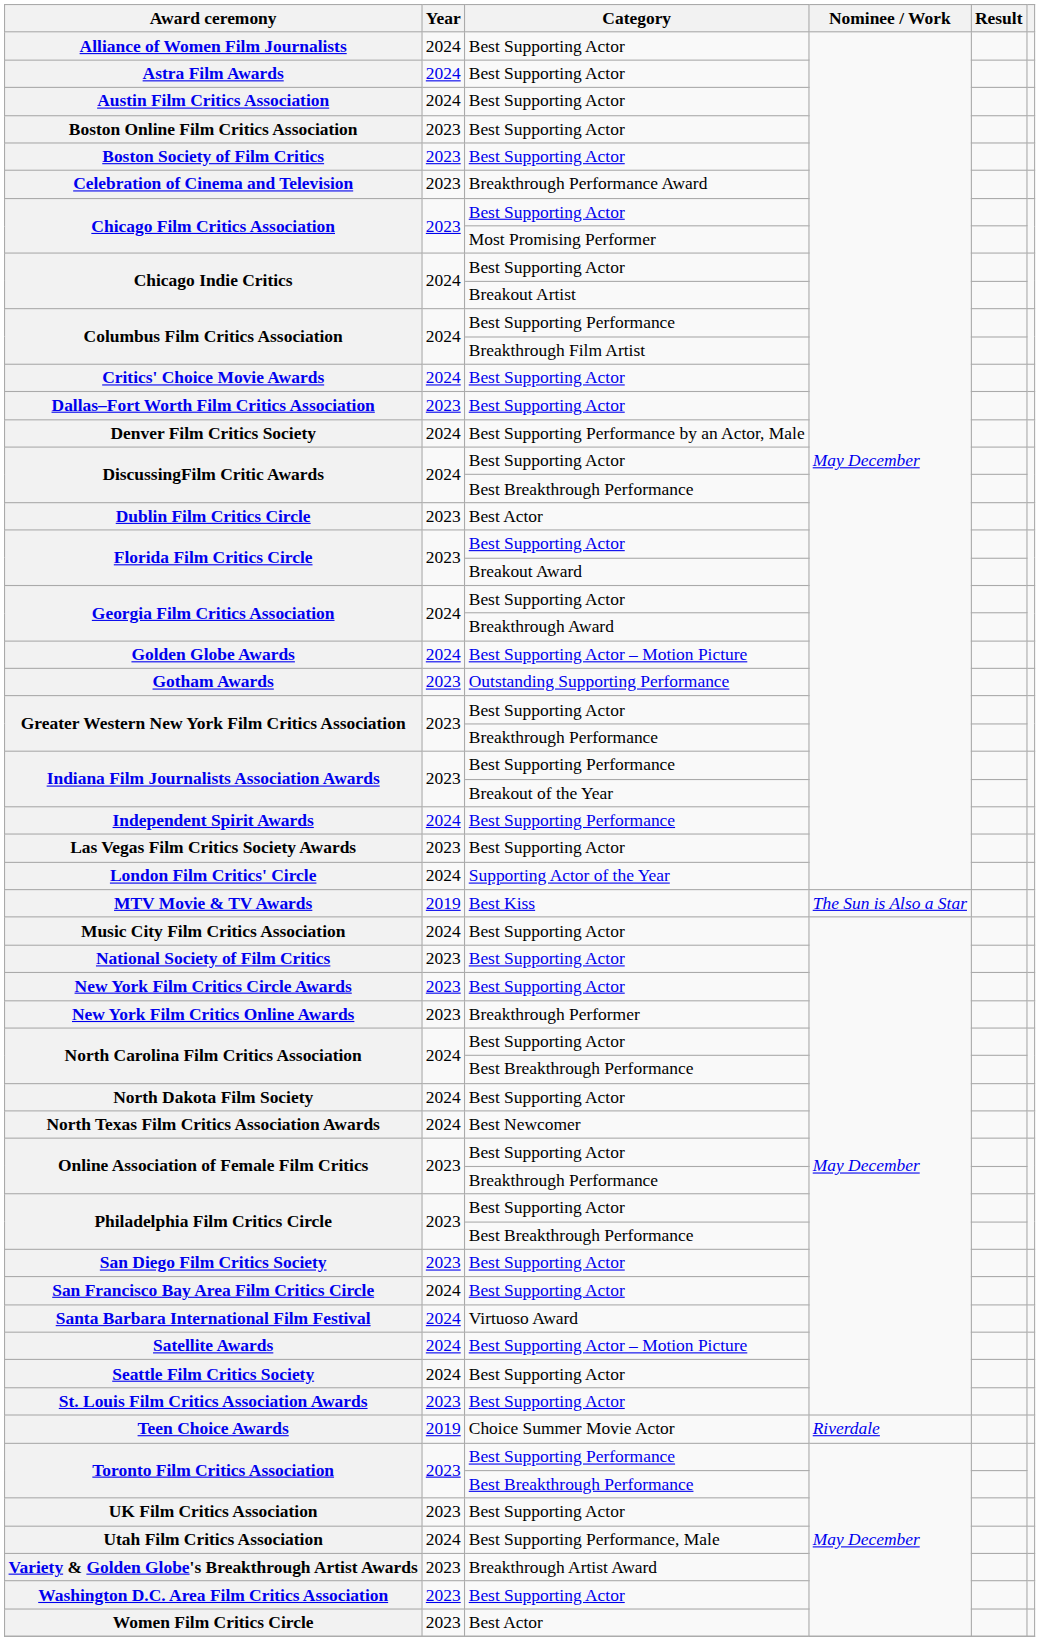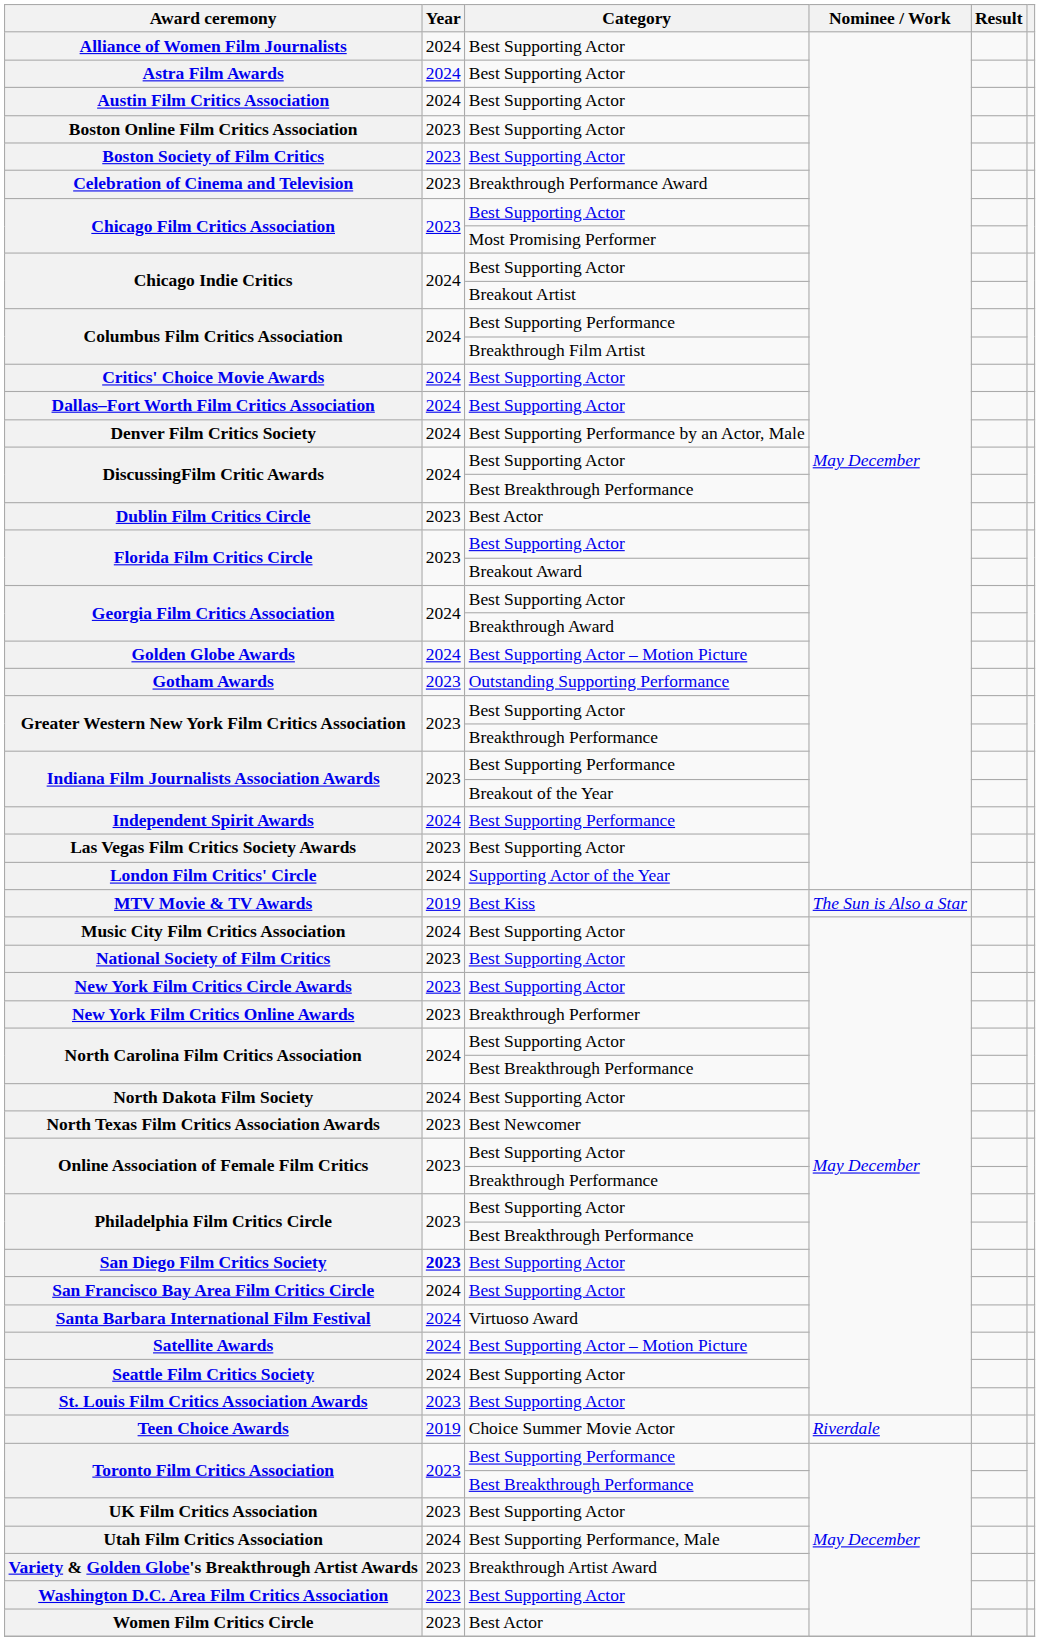(443, 405) 2023 -> (443, 405) 2024
(443, 1124) 2024 -> (443, 1124) 2023
(443, 1262) normal -> (443, 1262) bold
